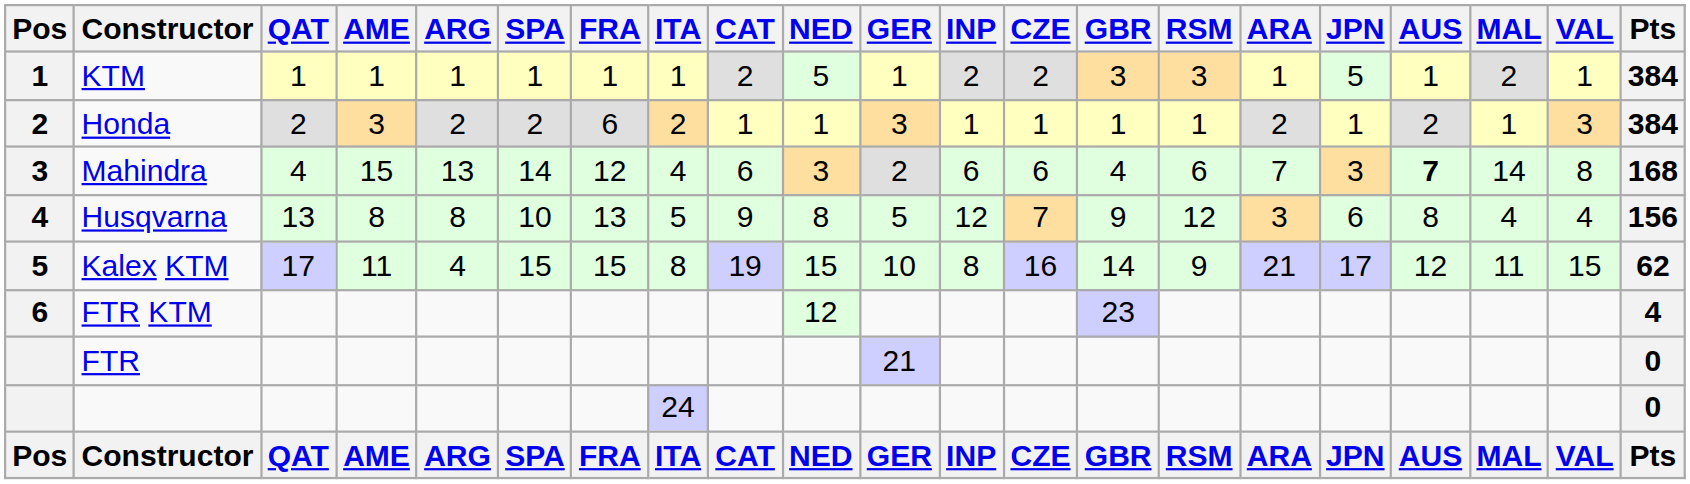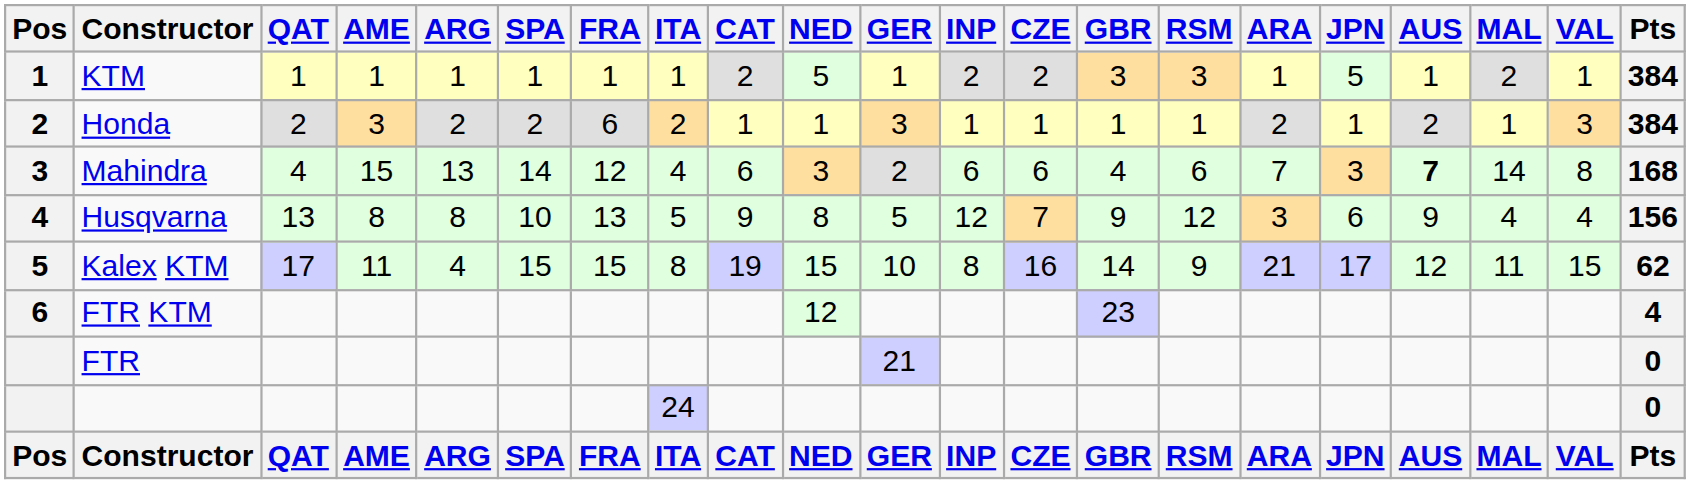(1430, 218) 8 -> (1430, 218) 9
